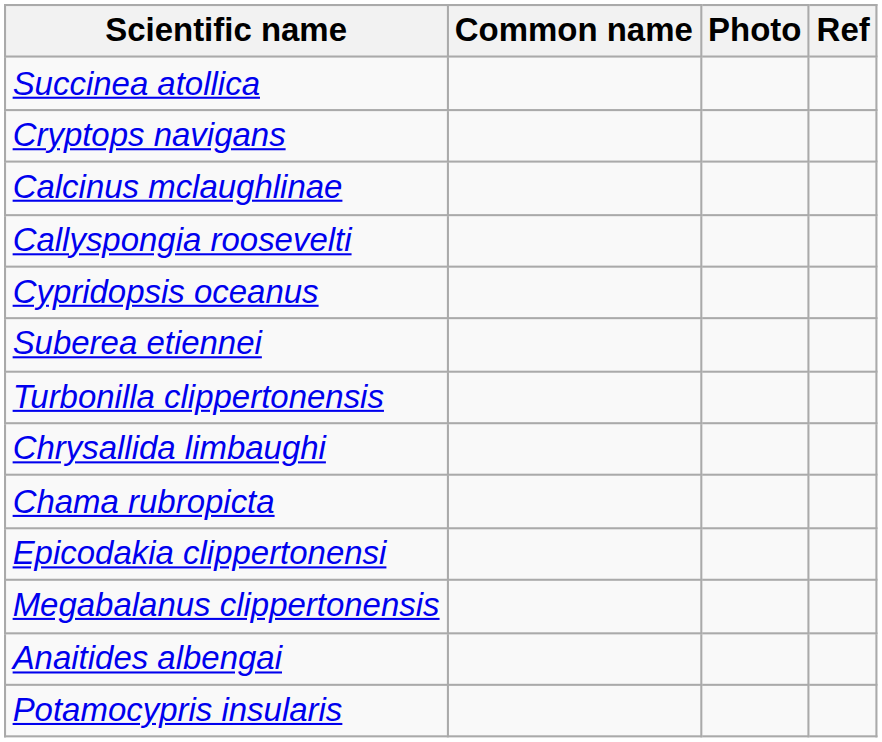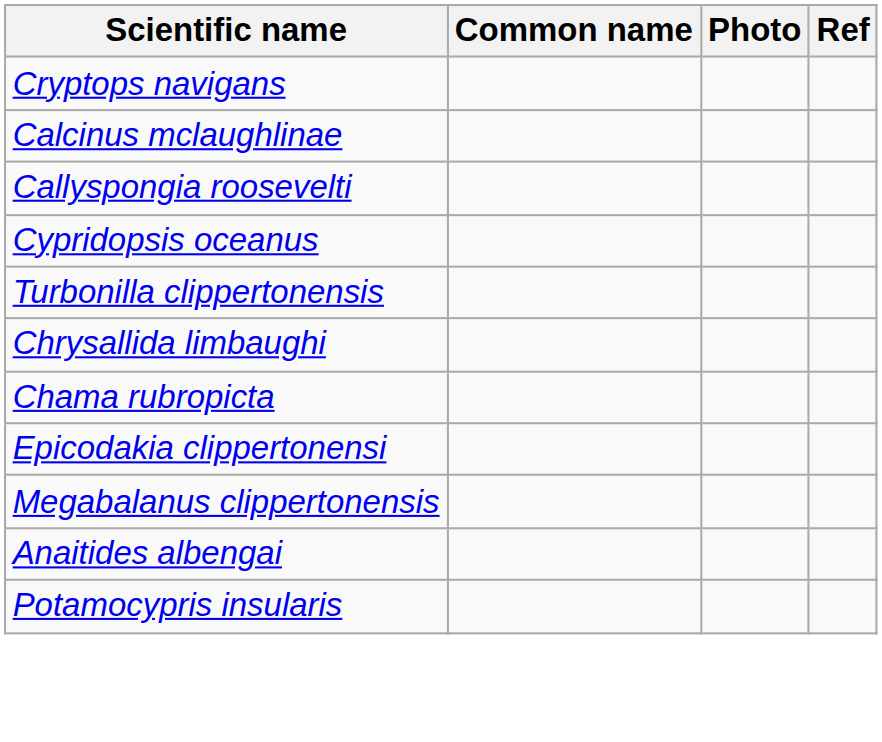- row: (136, 82)
- row: (137, 344)
